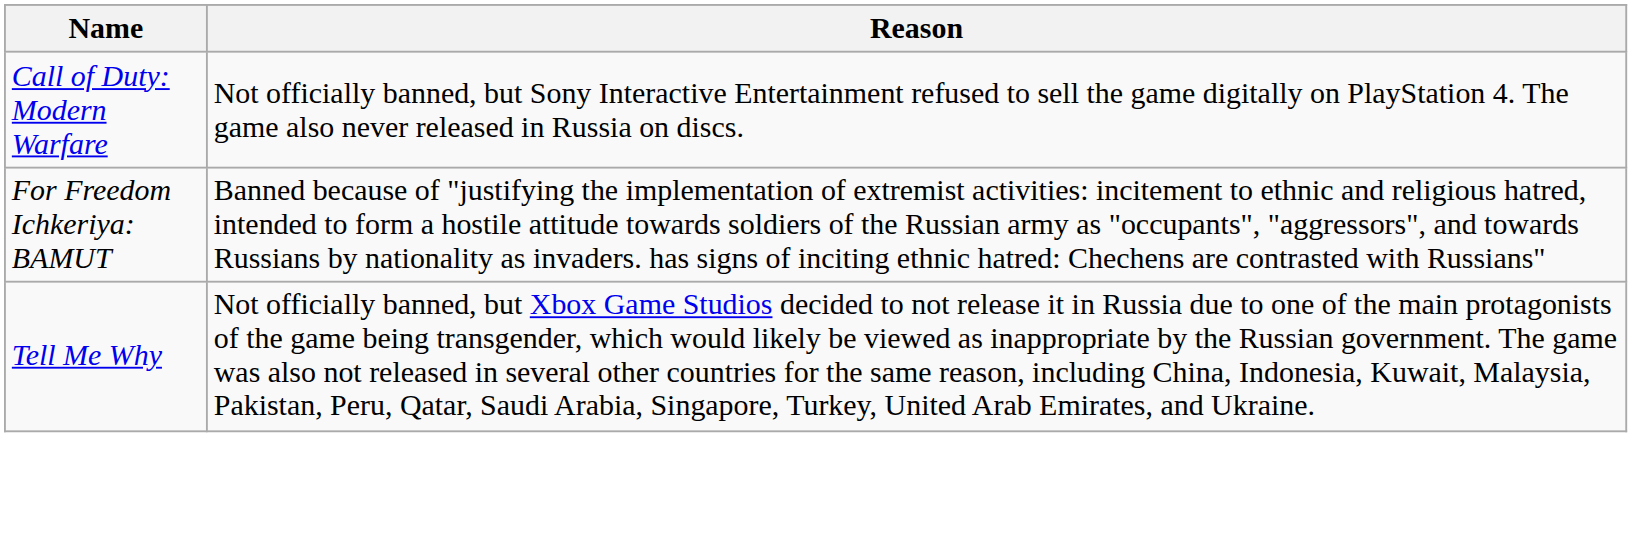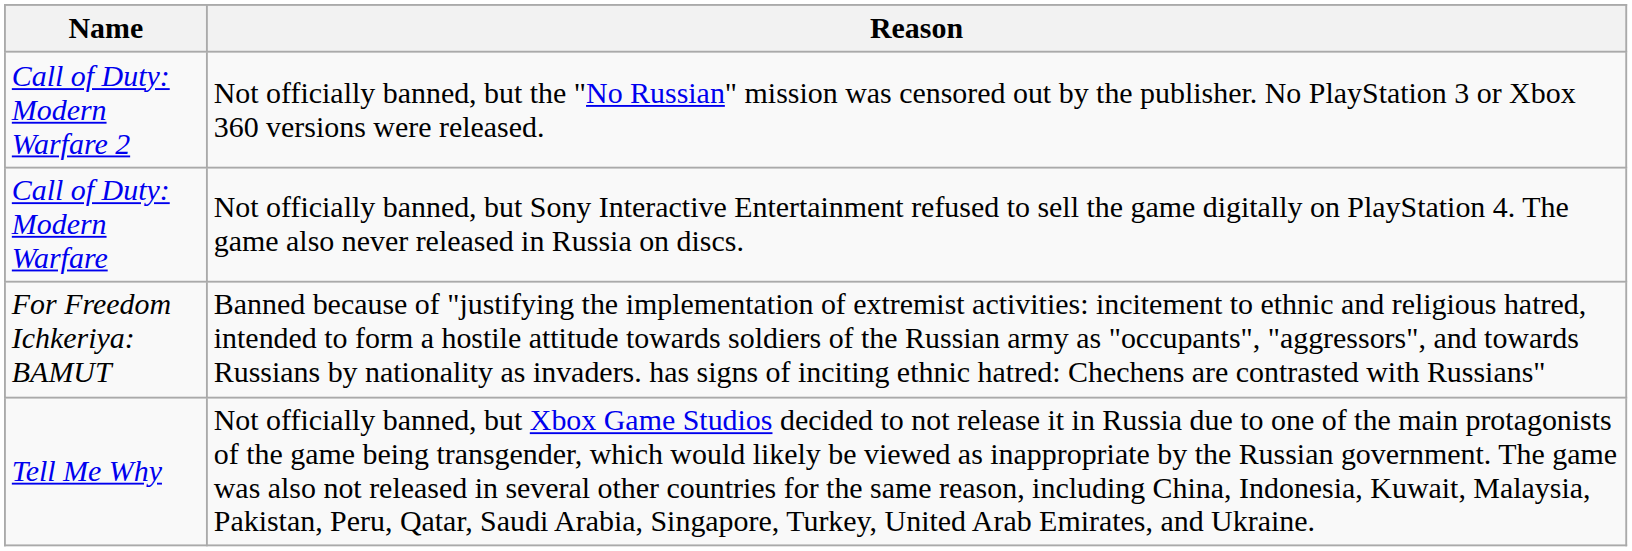+ row: (91, 109)
